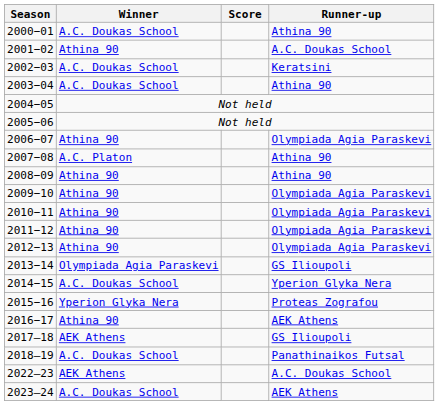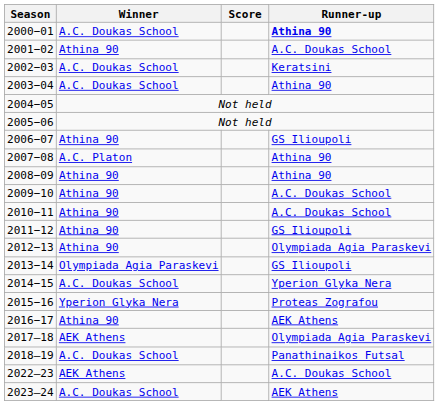(302, 31) normal -> (302, 31) bold
(351, 139) Olympiada Agia Paraskevi -> (311, 139) GS Ilioupoli
(351, 194) Olympiada Agia Paraskevi -> (331, 194) A.C. Doukas School
(351, 212) Olympiada Agia Paraskevi -> (331, 212) A.C. Doukas School
(351, 230) Olympiada Agia Paraskevi -> (311, 230) GS Ilioupoli
(311, 338) GS Ilioupoli -> (351, 338) Olympiada Agia Paraskevi
